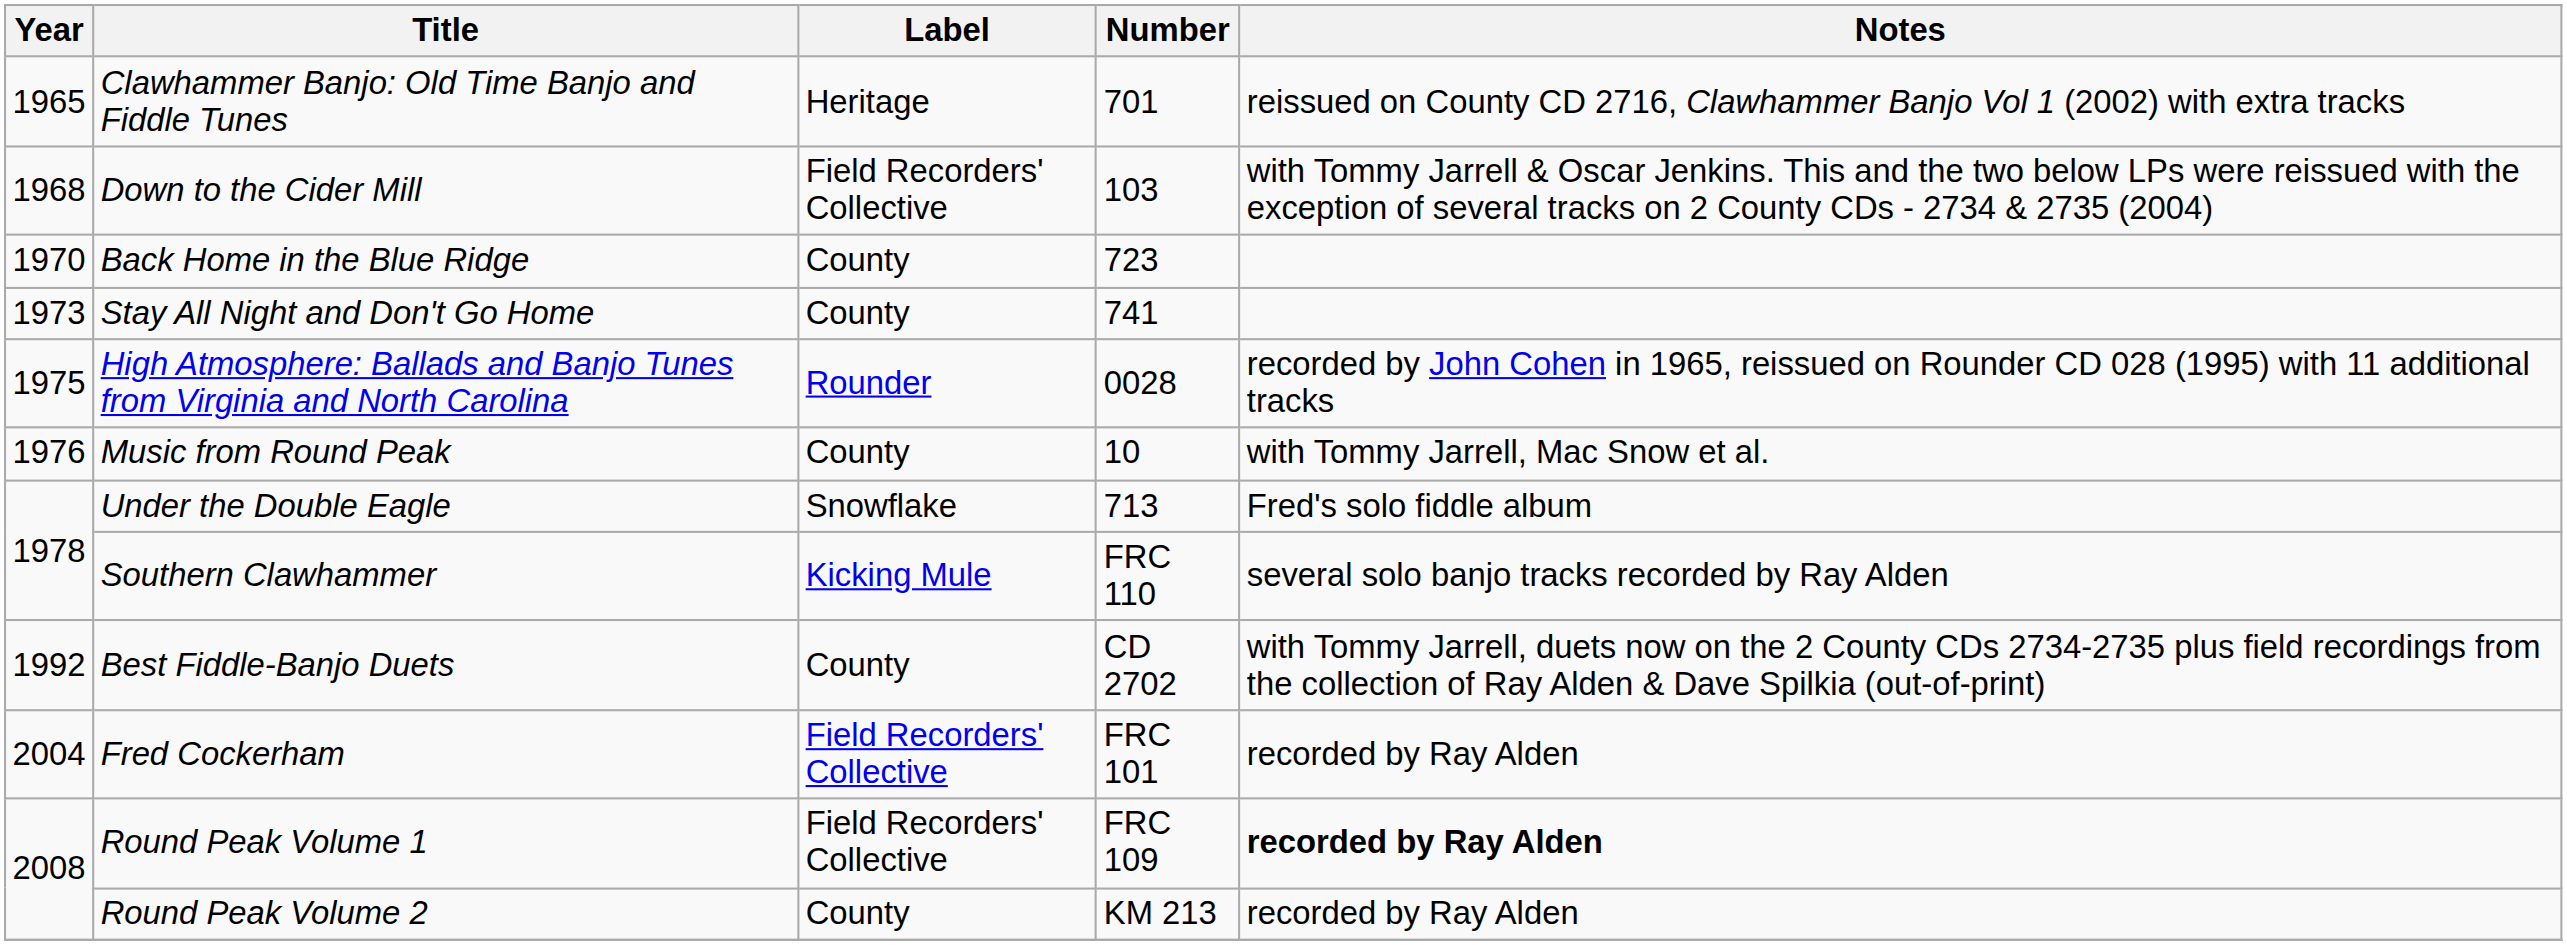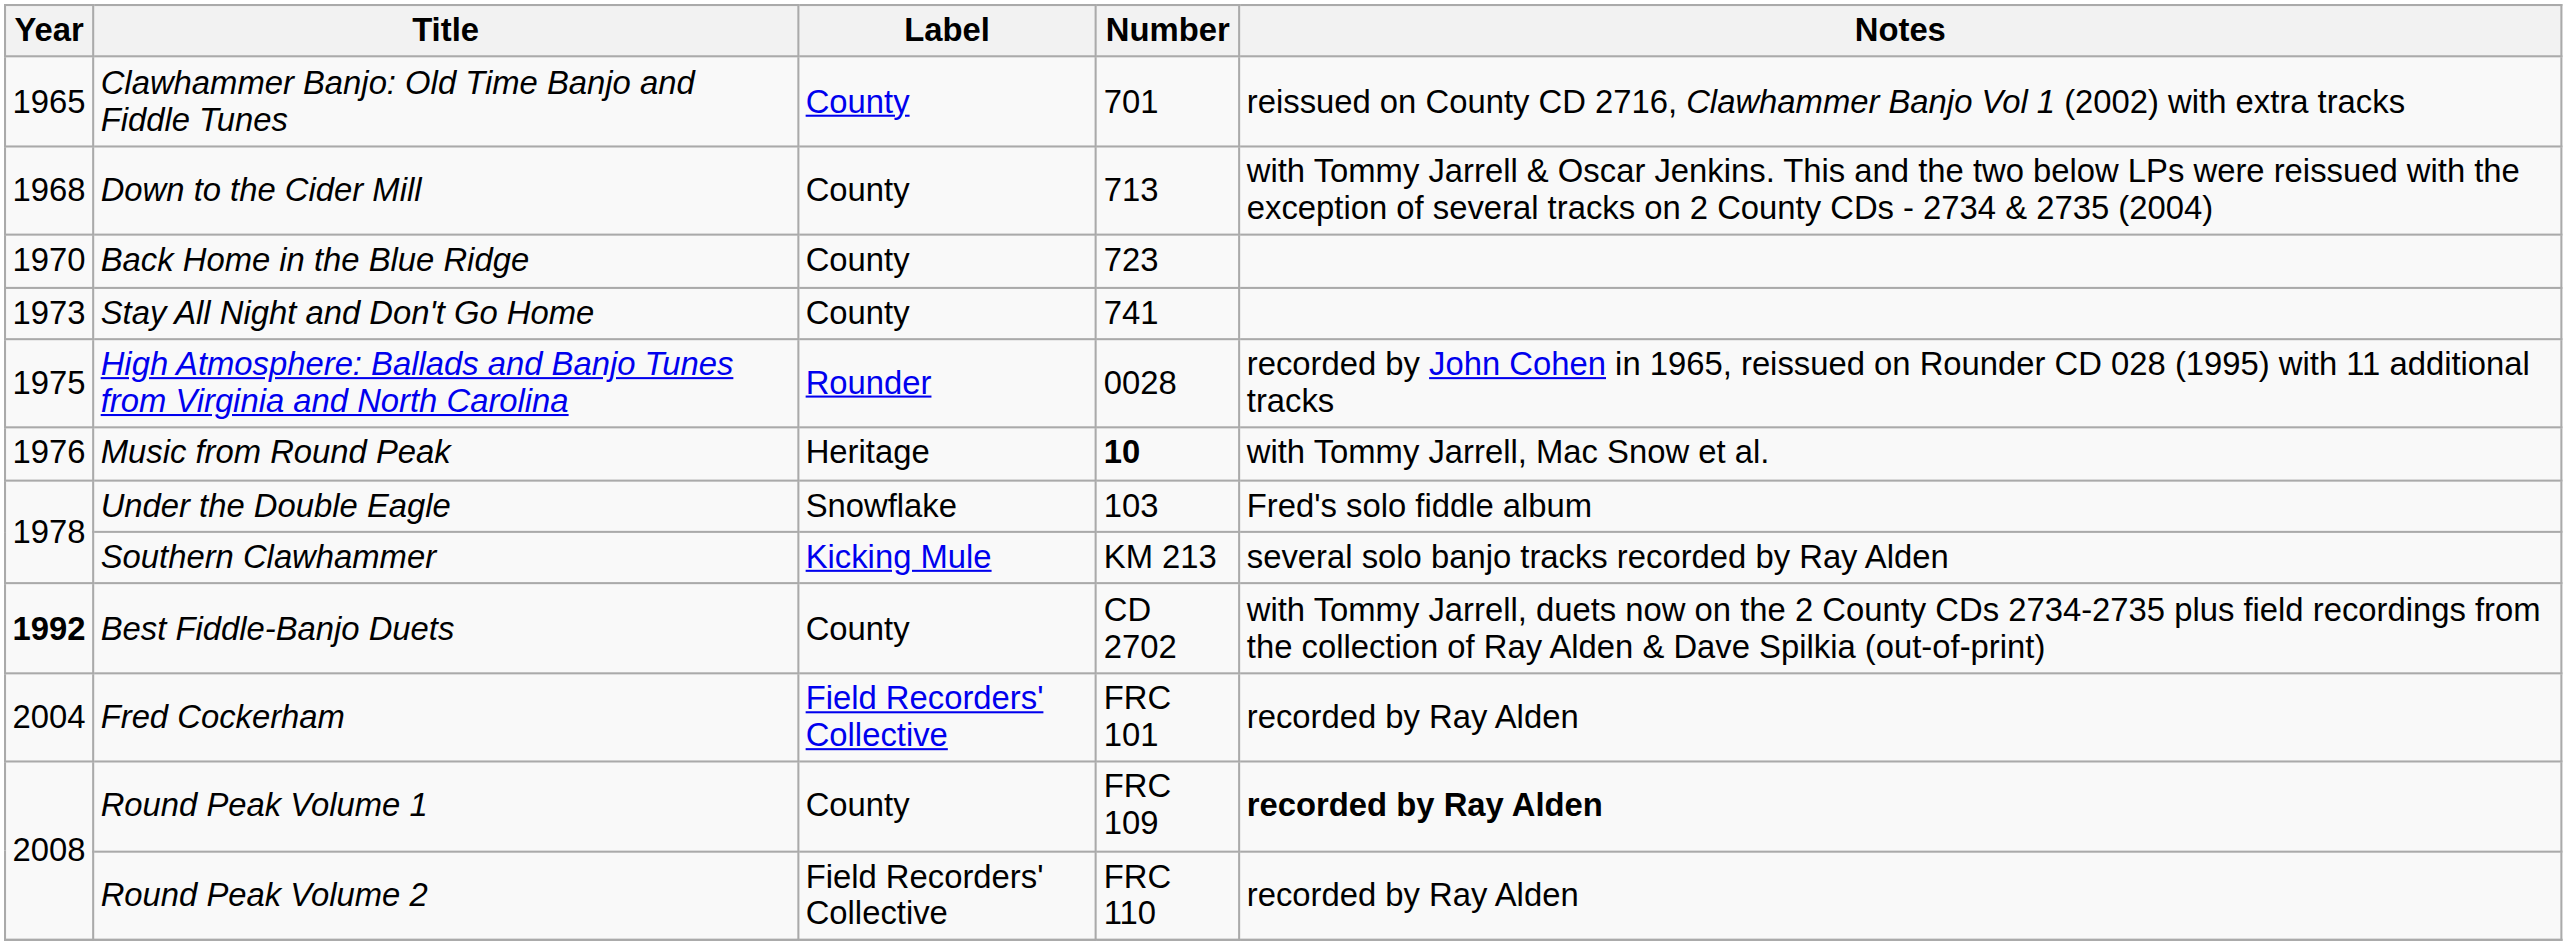(868, 100) Heritage -> (858, 100) County
(925, 189) Field Recorders' Collective -> (858, 189) County
(1131, 189) 103 -> (1131, 189) 713
(858, 453) County -> (868, 453) Heritage
(1122, 453) normal -> (1122, 453) bold
(1131, 505) 713 -> (1131, 505) 103
(1137, 575) FRC 110 -> (1160, 557) KM 213
(49, 664) normal -> (49, 627) bold
(925, 842) Field Recorders' Collective -> (858, 805) County
(858, 913) County -> (925, 894) Field Recorders' Collective
(1160, 913) KM 213 -> (1137, 894) FRC 110
